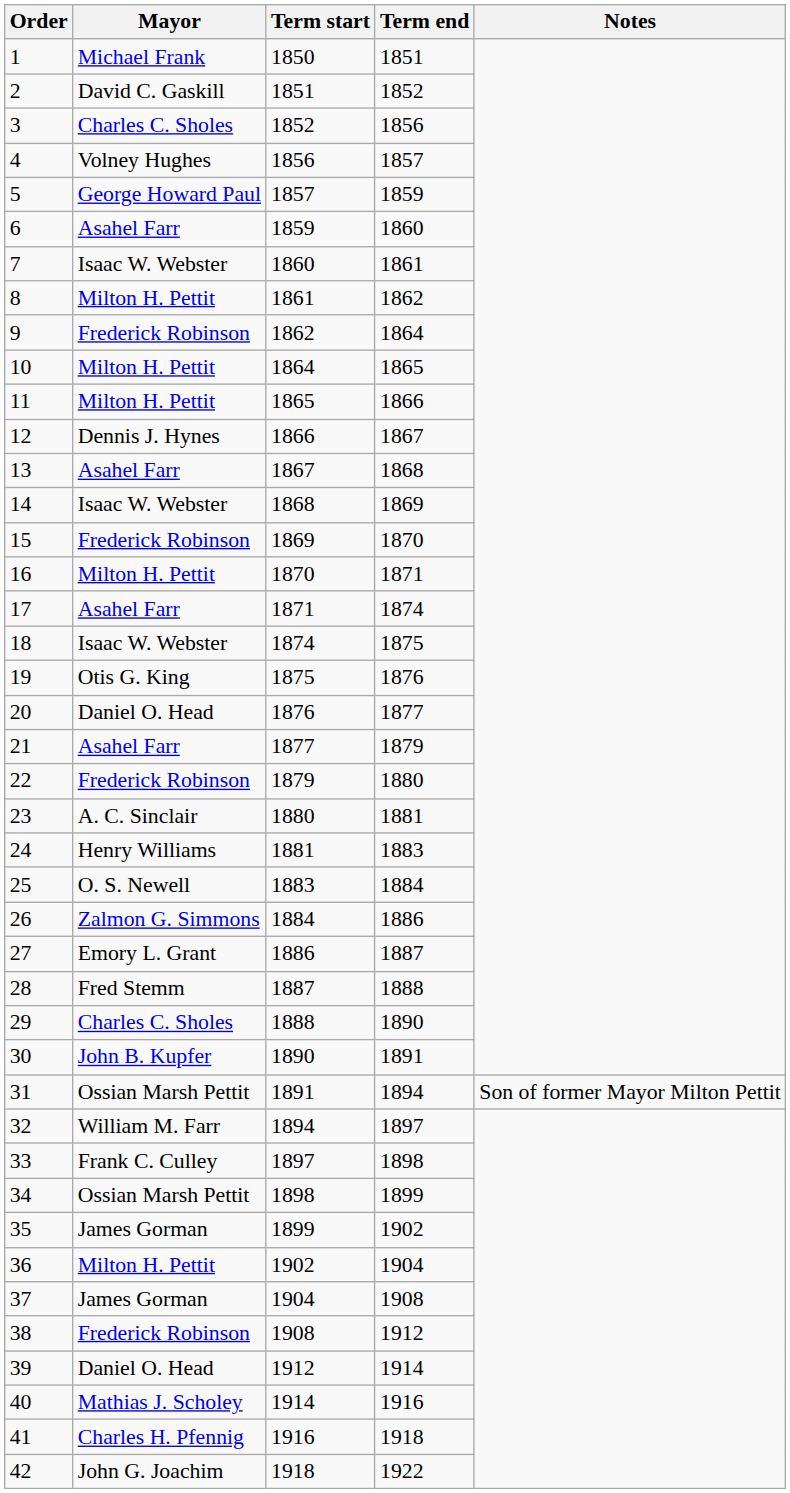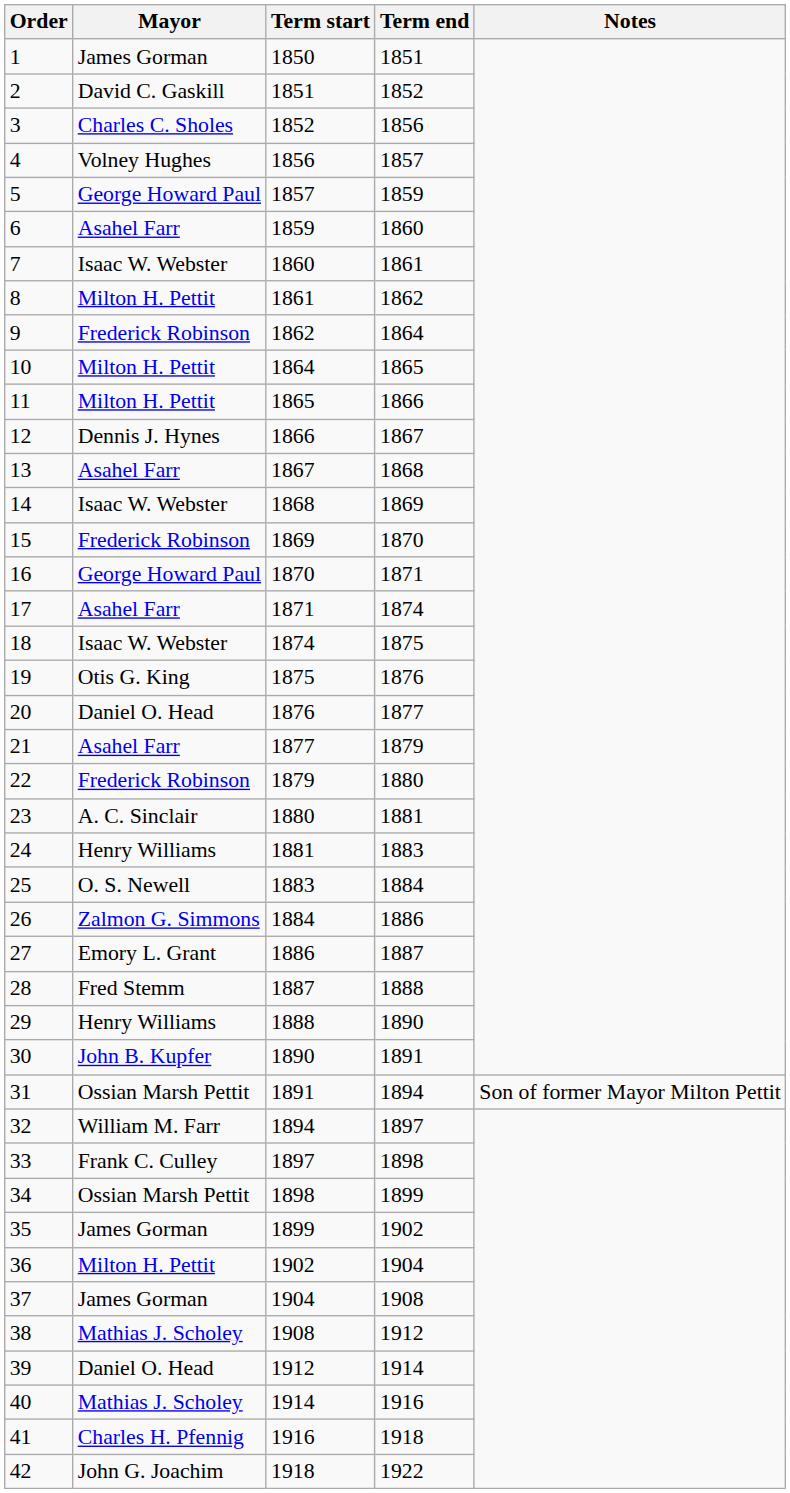(141, 56) Michael Frank -> (143, 56) James Gorman
(146, 573) Milton H. Pettit -> (169, 573) George Howard Paul
(155, 1022) Charles C. Sholes -> (147, 1022) Henry Williams
(164, 1333) Frederick Robinson -> (160, 1333) Mathias J. Scholey
